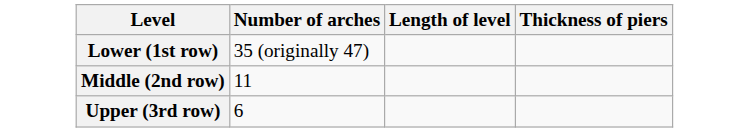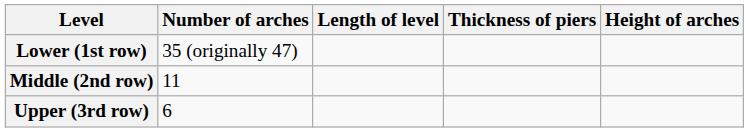+ column: (672, 19)
